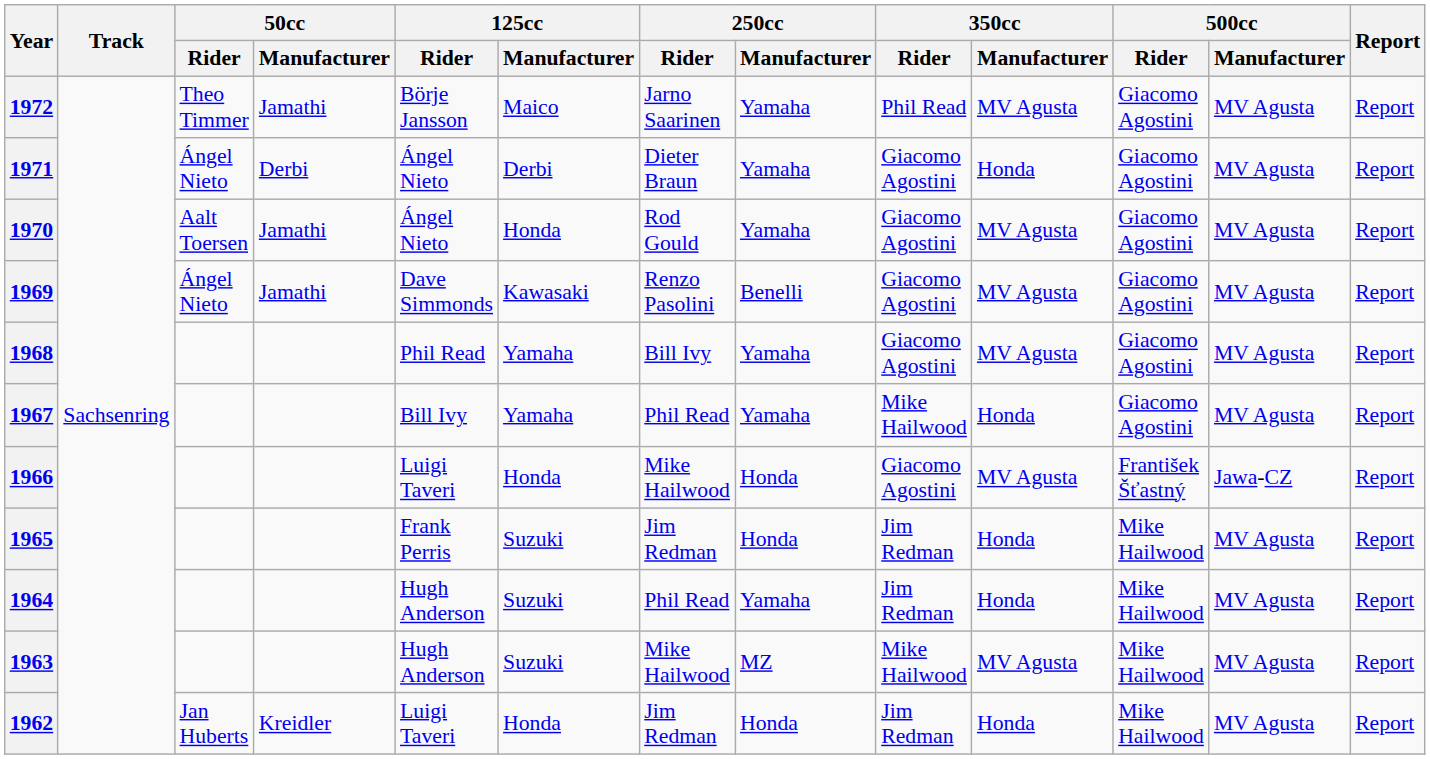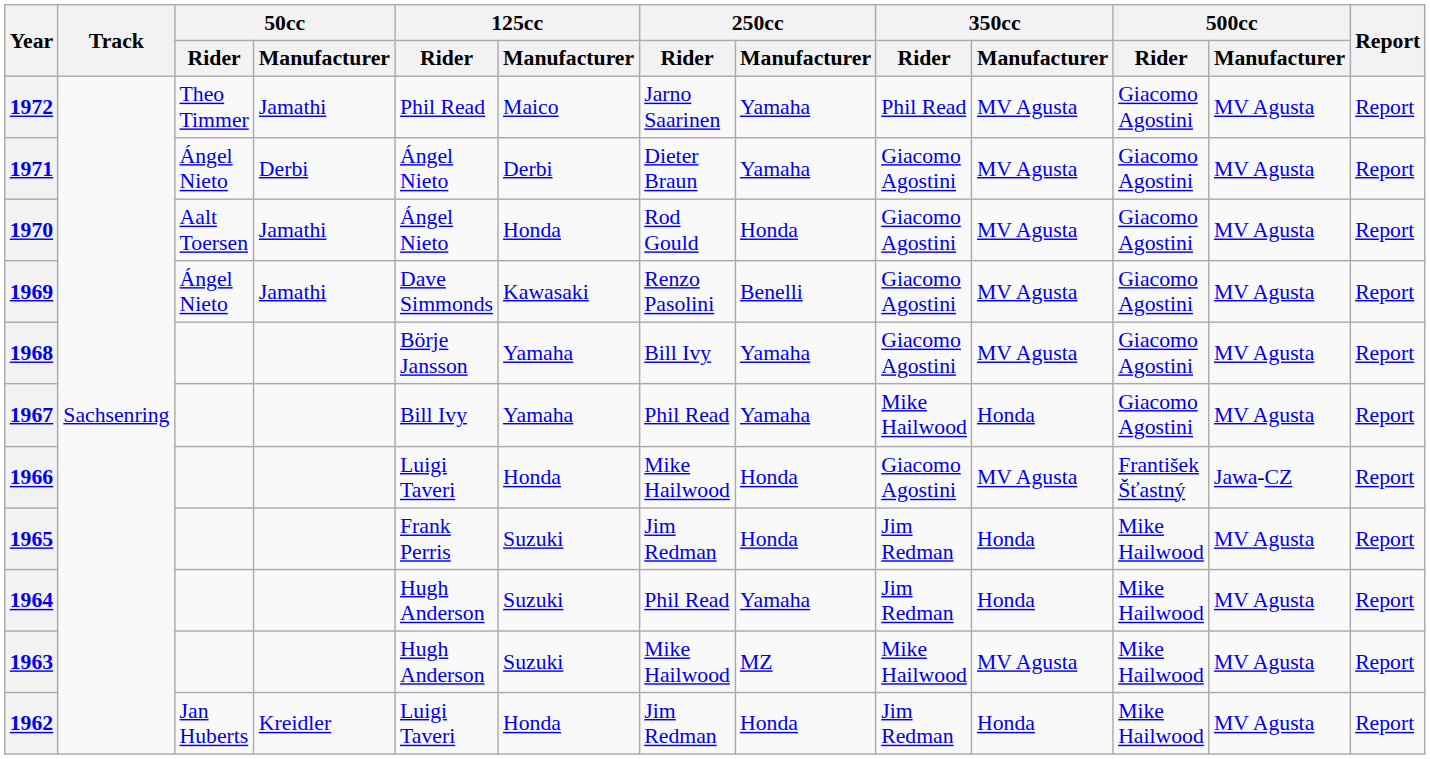(434, 107) Börje Jansson -> (443, 107) Phil Read
(1006, 168) Honda -> (1027, 168) MV Agusta
(775, 230) Yamaha -> (769, 230) Honda
(443, 353) Phil Read -> (434, 353) Börje Jansson
